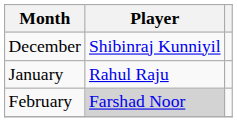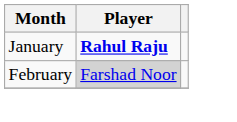- row: (45, 46)
(129, 74) normal -> (124, 46) bold
